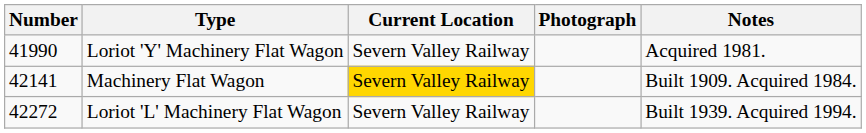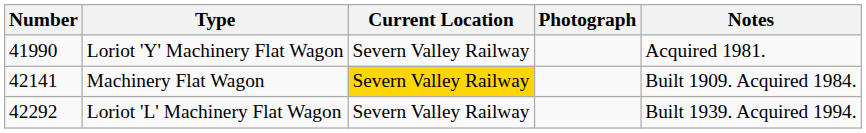(33, 111) 42272 -> (33, 111) 42292
